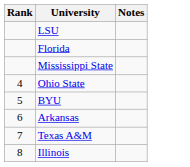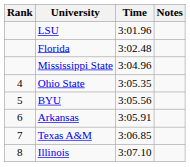+ column: (135, 13)
